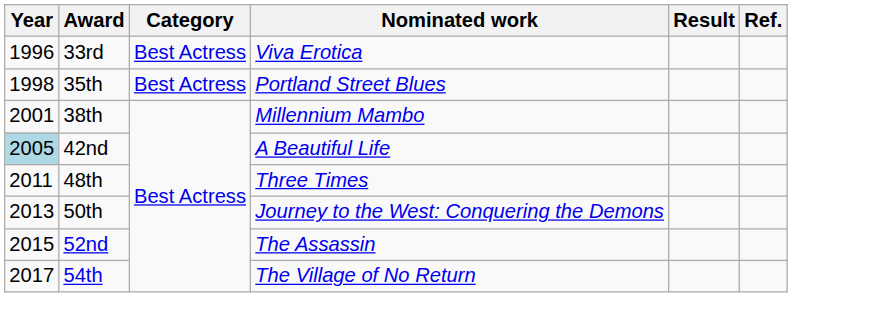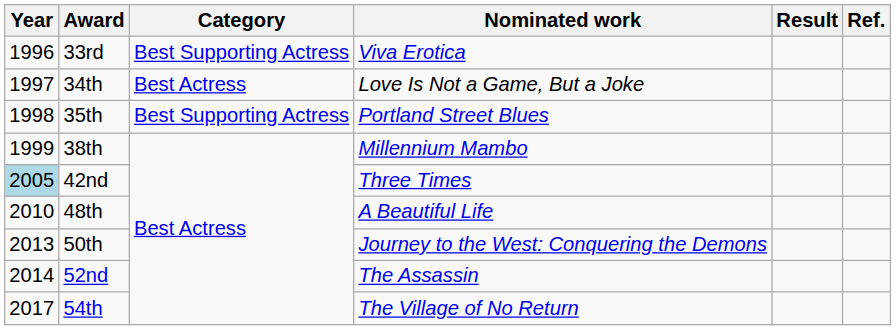(190, 52) Best Actress -> (242, 52) Best Supporting Actress
+ row: (83, 84)
(190, 84) Best Actress -> (242, 116) Best Supporting Actress
(32, 116) 2001 -> (32, 148) 1999
(323, 148) A Beautiful Life -> (415, 180) Three Times
(31, 180) 2011 -> (32, 212) 2010
(312, 180) Three Times -> (426, 212) A Beautiful Life
(32, 244) 2015 -> (32, 276) 2014
